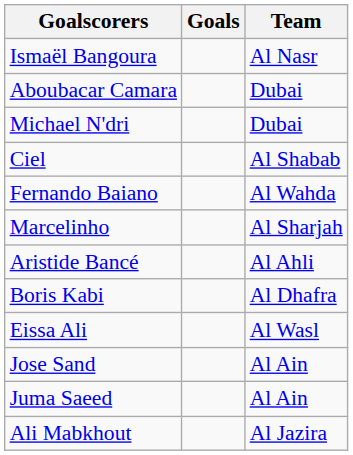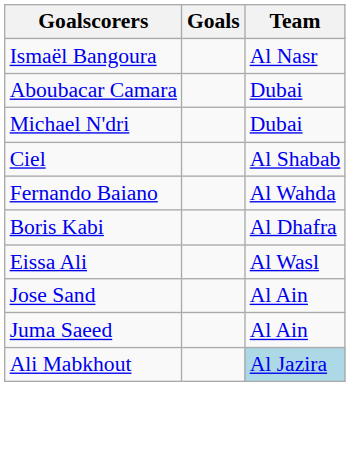- row: (59, 227)
- row: (74, 261)
(288, 432) no background -> (288, 364) lightblue background
